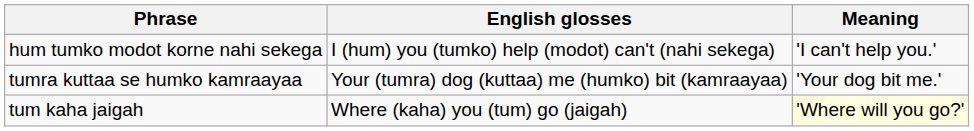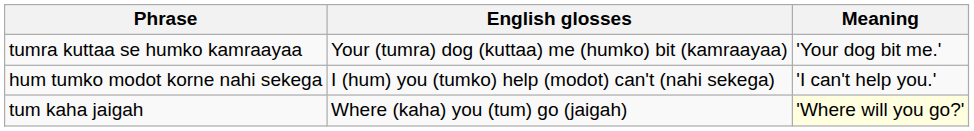rows swapped: (166, 49) <-> (156, 79)
